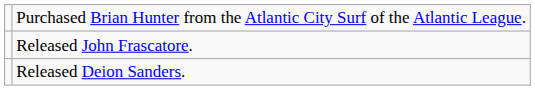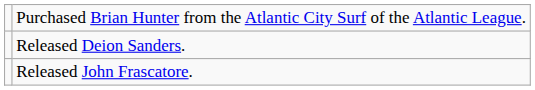rows swapped: (101, 71) <-> (105, 44)
